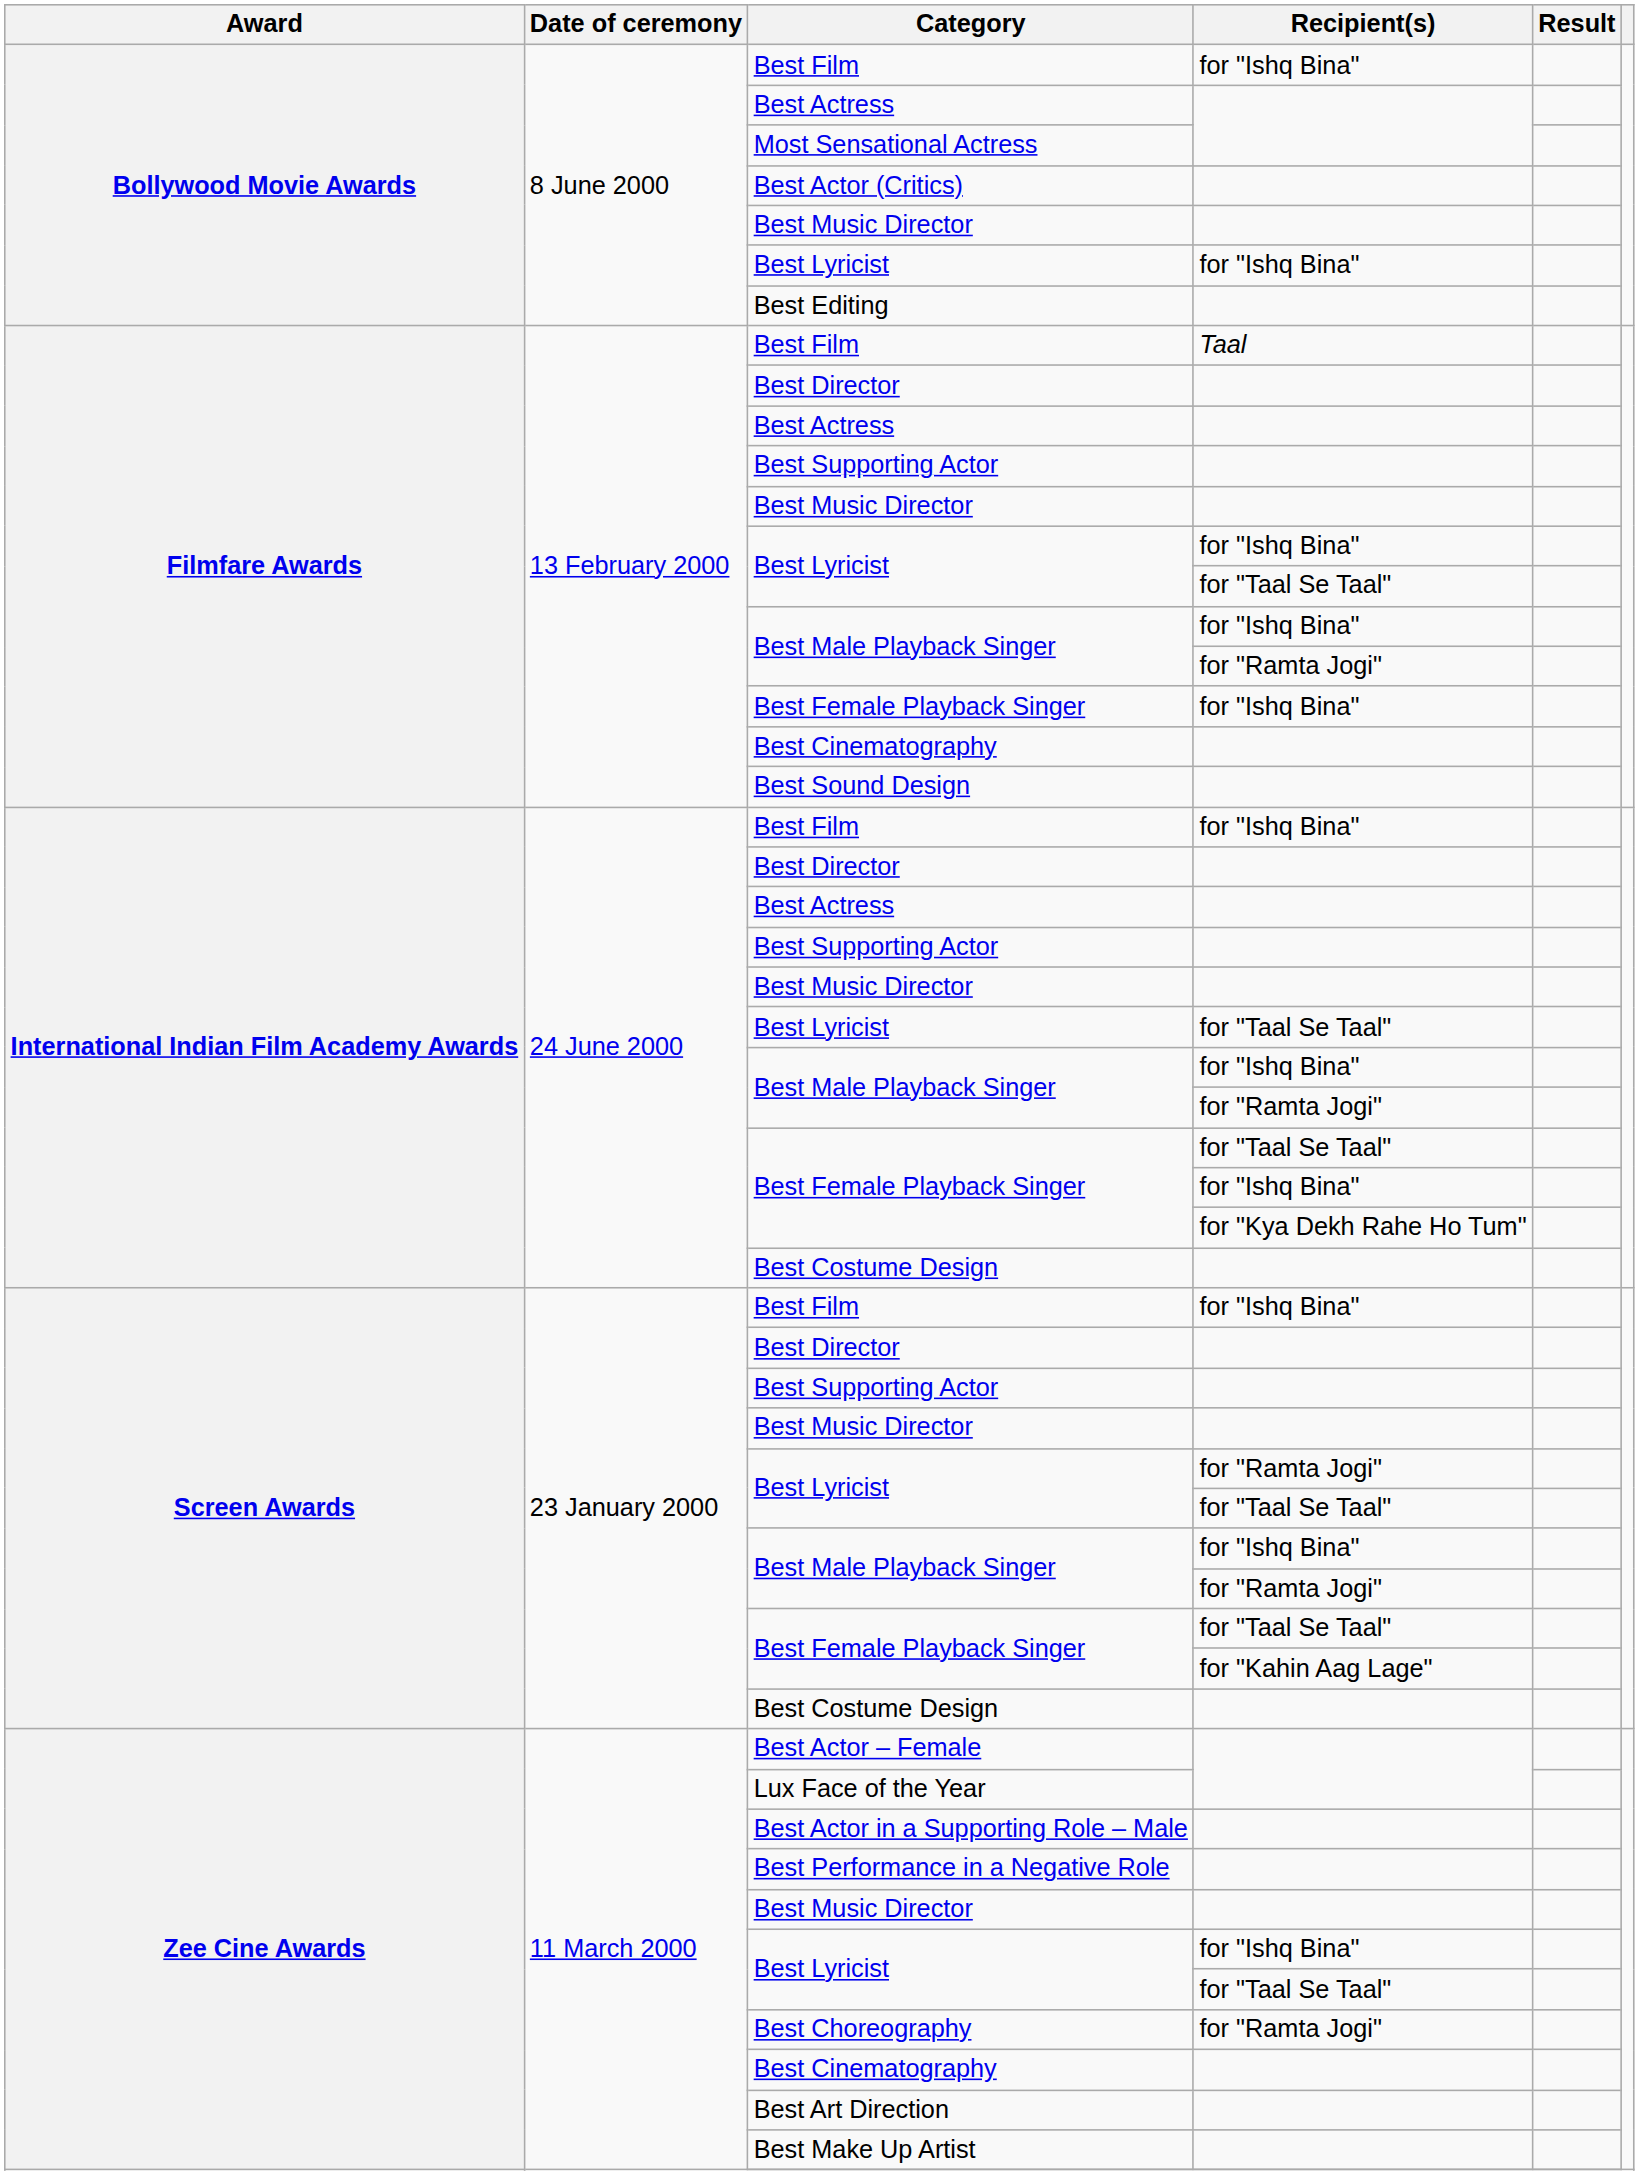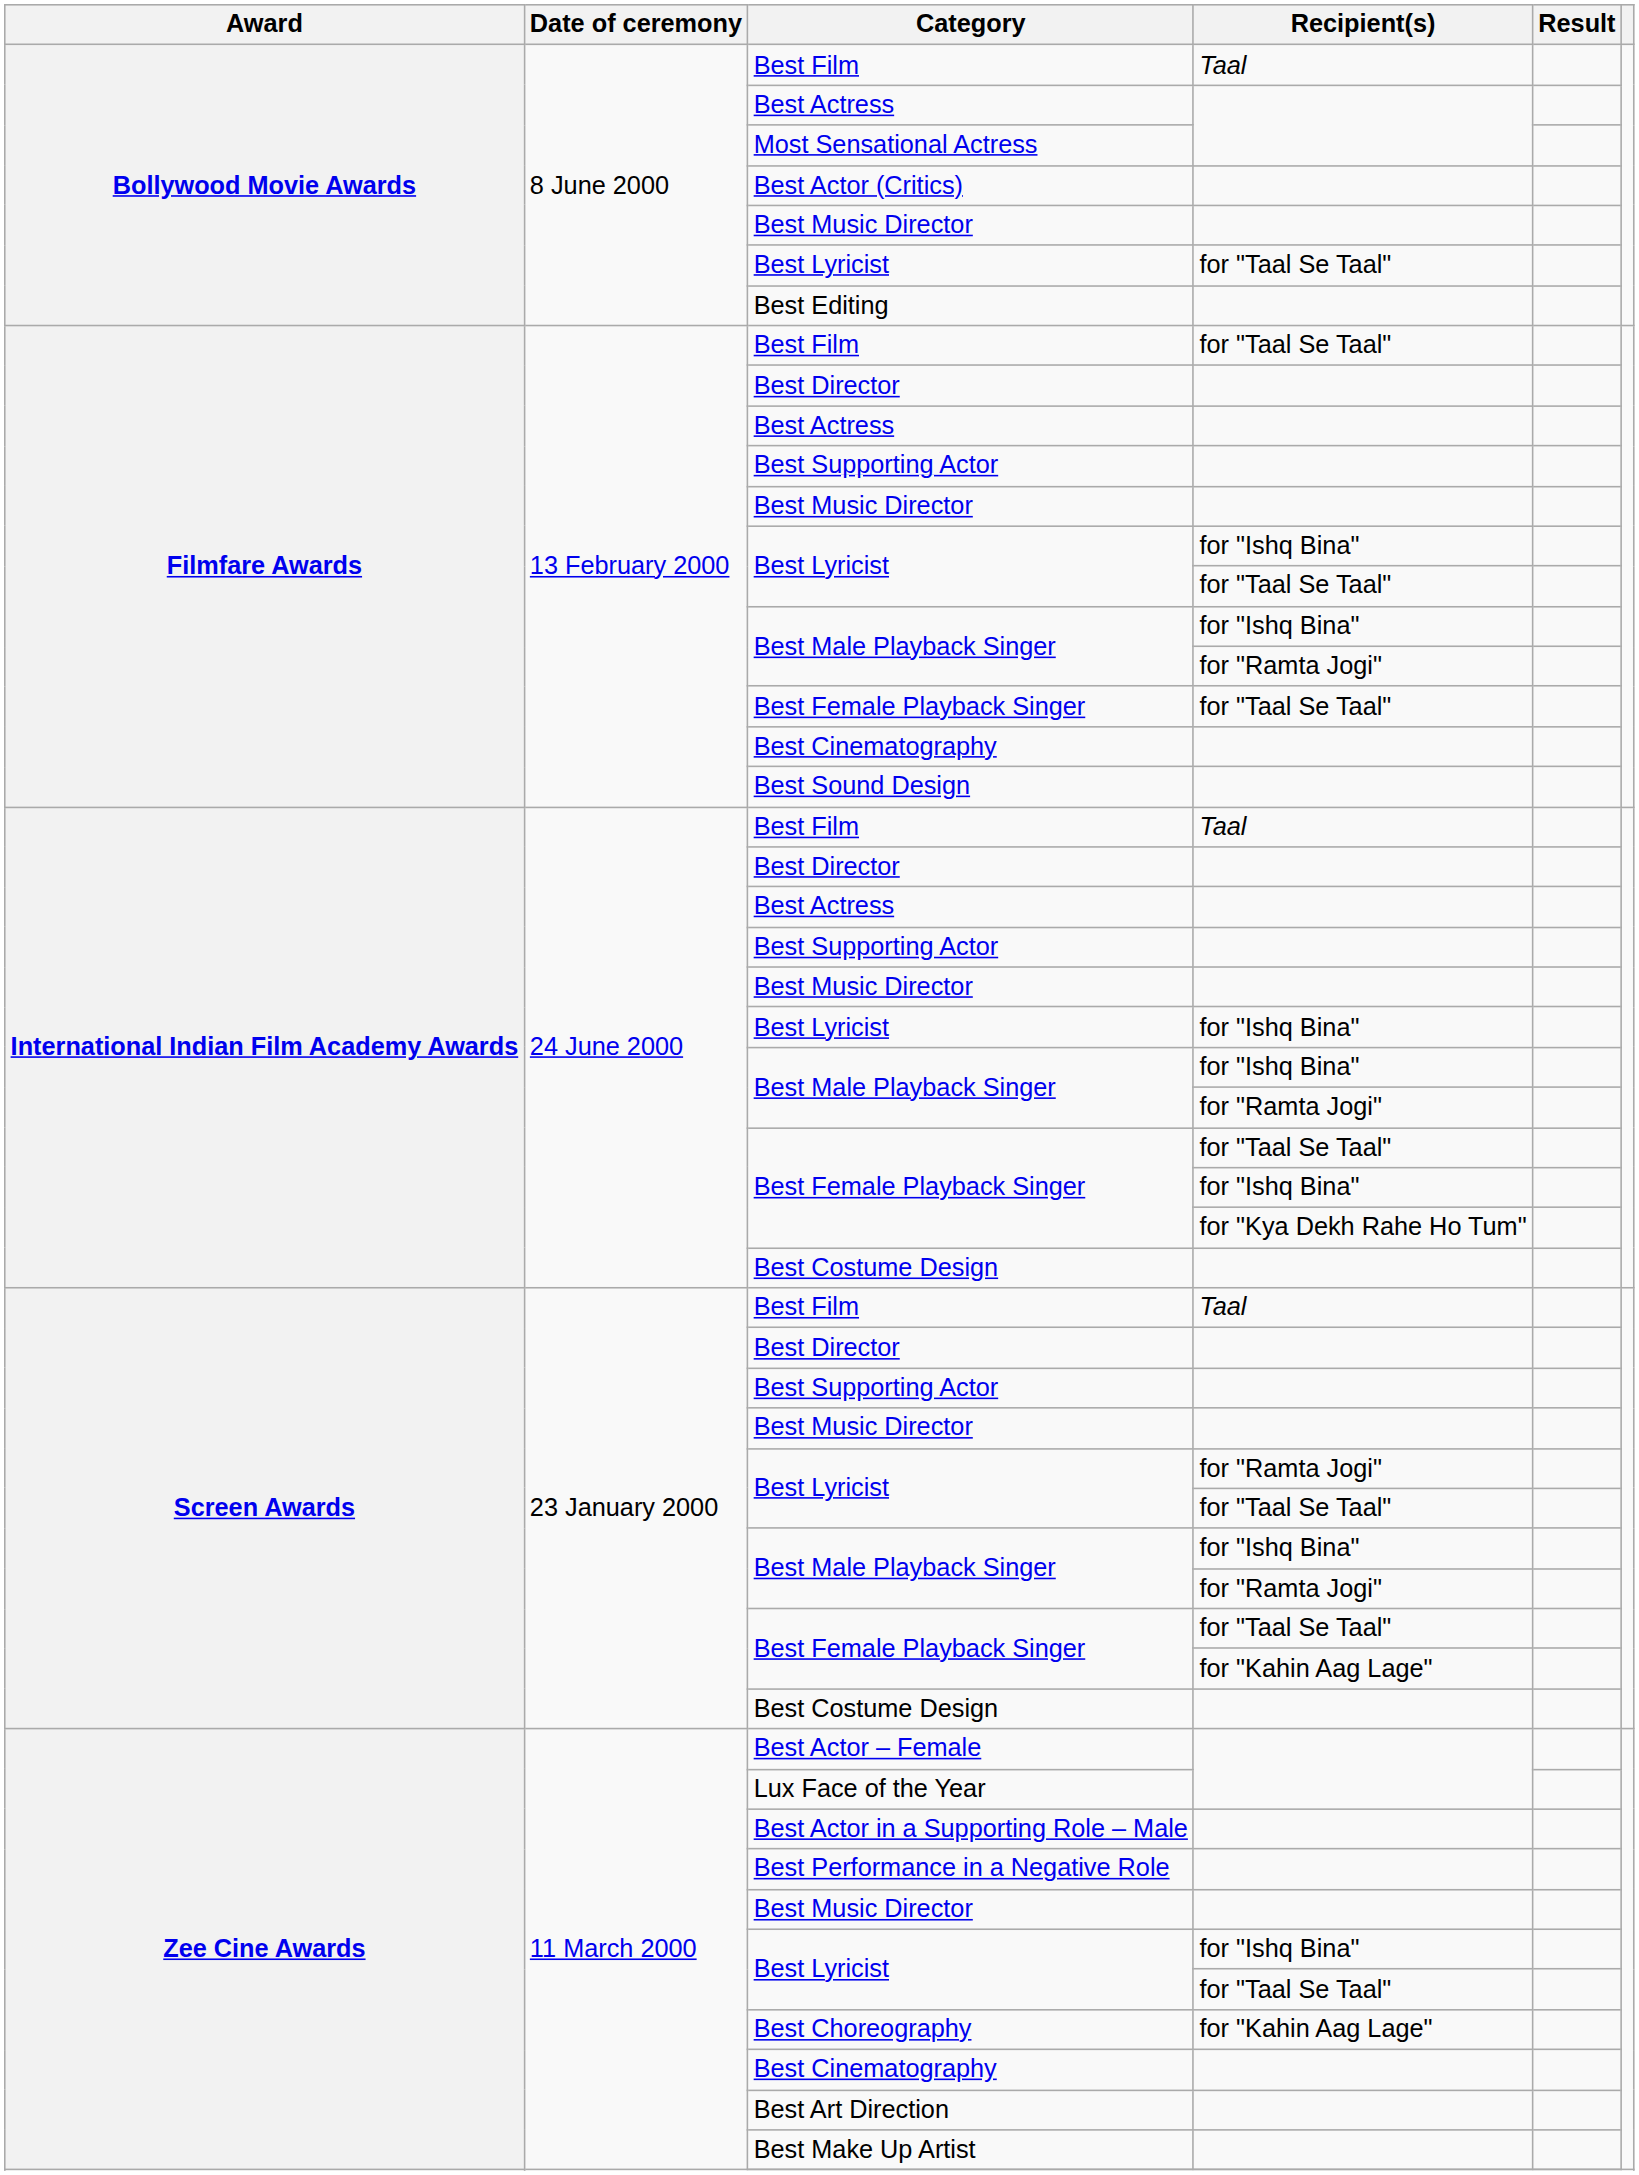(1279, 64) for "Ishq Bina" -> (1223, 64) Taal
(1279, 265) for "Ishq Bina" -> (1295, 265) for "Taal Se Taal"
(1223, 345) Taal -> (1295, 345) for "Taal Se Taal"
(1279, 706) for "Ishq Bina" -> (1295, 706) for "Taal Se Taal"
(1279, 826) for "Ishq Bina" -> (1223, 826) Taal
(1295, 1026) for "Taal Se Taal" -> (1279, 1026) for "Ishq Bina"
(1279, 1307) for "Ishq Bina" -> (1223, 1307) Taal
(1291, 2029) for "Ramta Jogi" -> (1316, 2029) for "Kahin Aag Lage"
